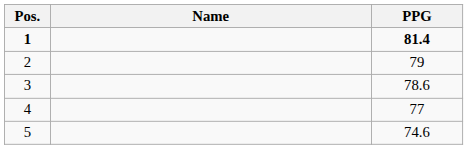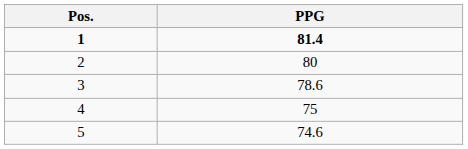- column: (211, 16)
(417, 62) 79 -> (310, 62) 80
(417, 109) 77 -> (310, 109) 75
